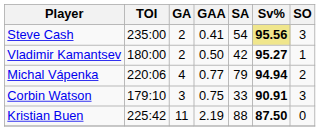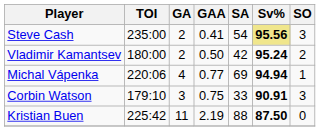(271, 55) 95.27 -> (271, 55) 95.24
(302, 55) 1 -> (302, 55) 2
(240, 75) 79 -> (240, 75) 69
(302, 75) 2 -> (302, 75) 1
